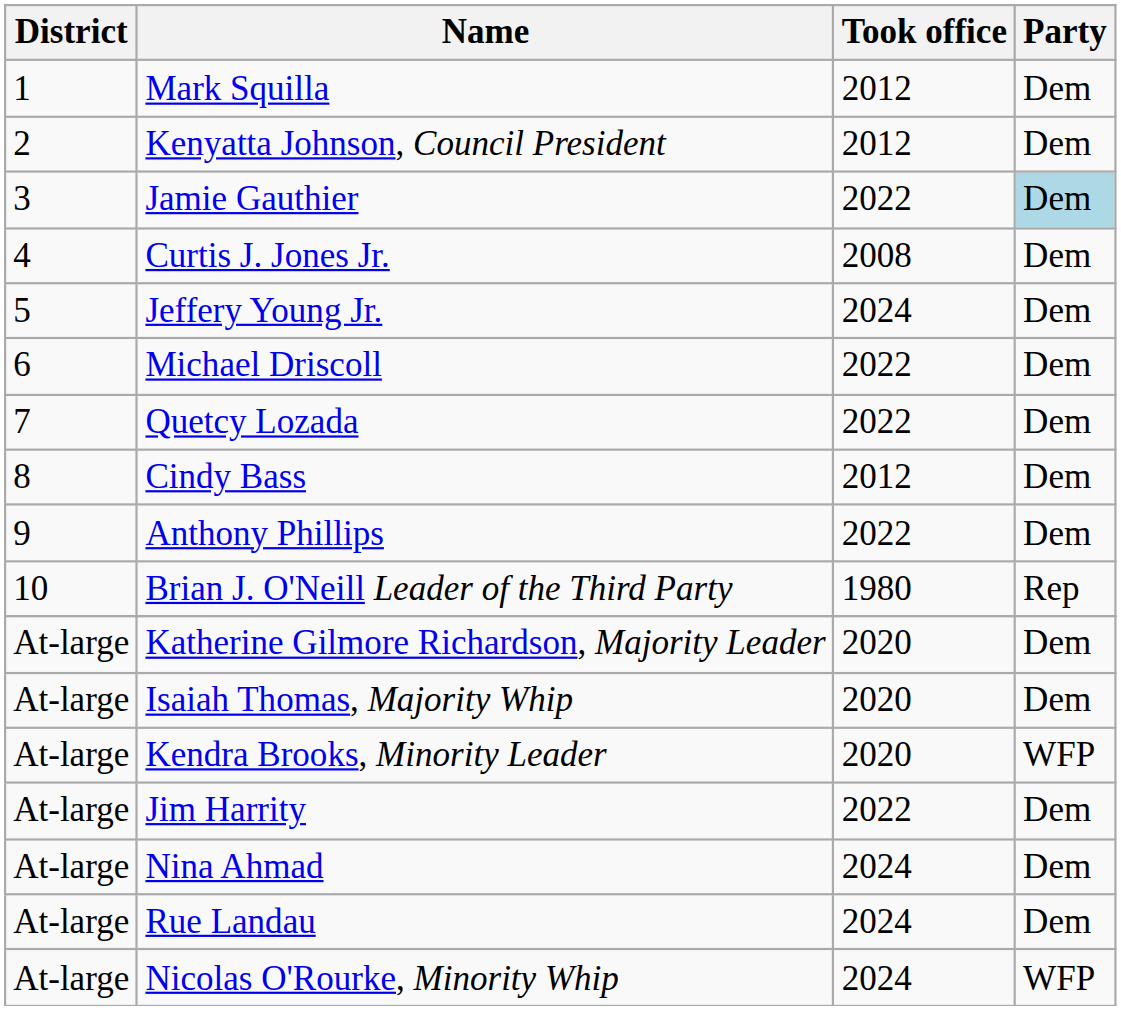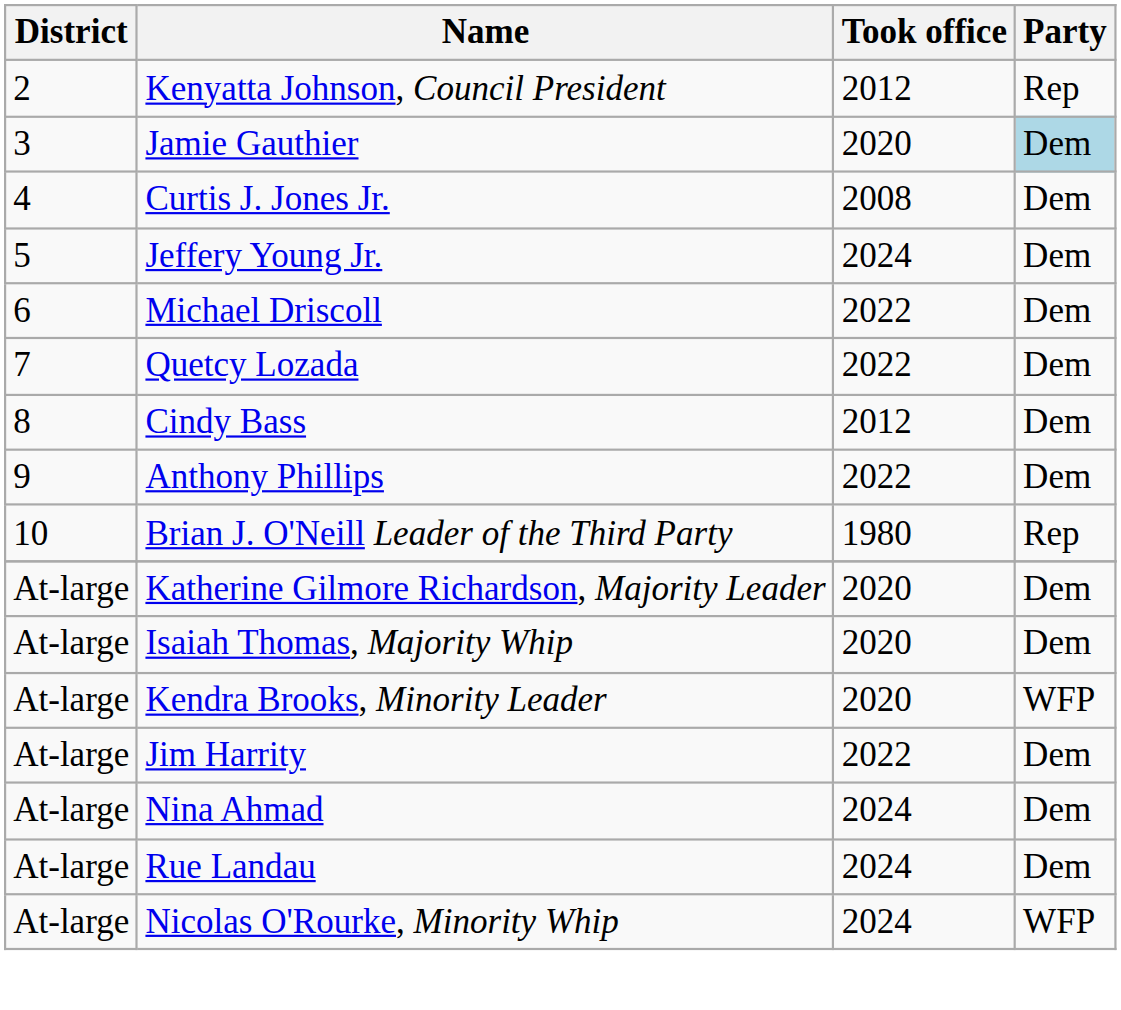- row: (237, 87)
(1057, 143) Dem -> (1051, 87) Rep
(877, 198) 2022 -> (877, 143) 2020
